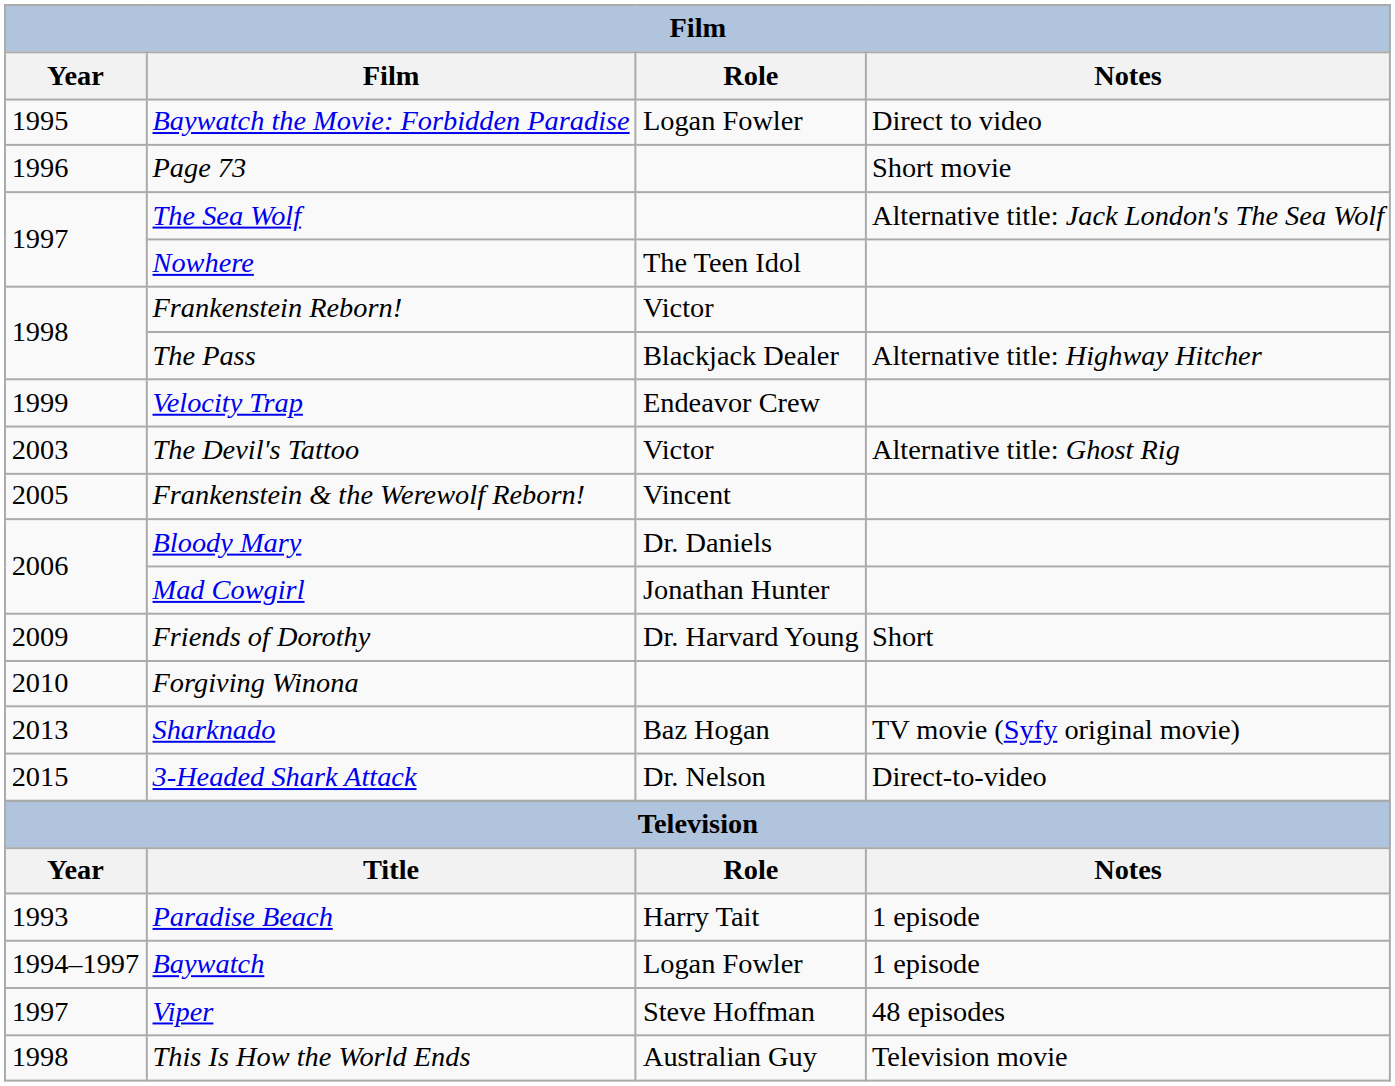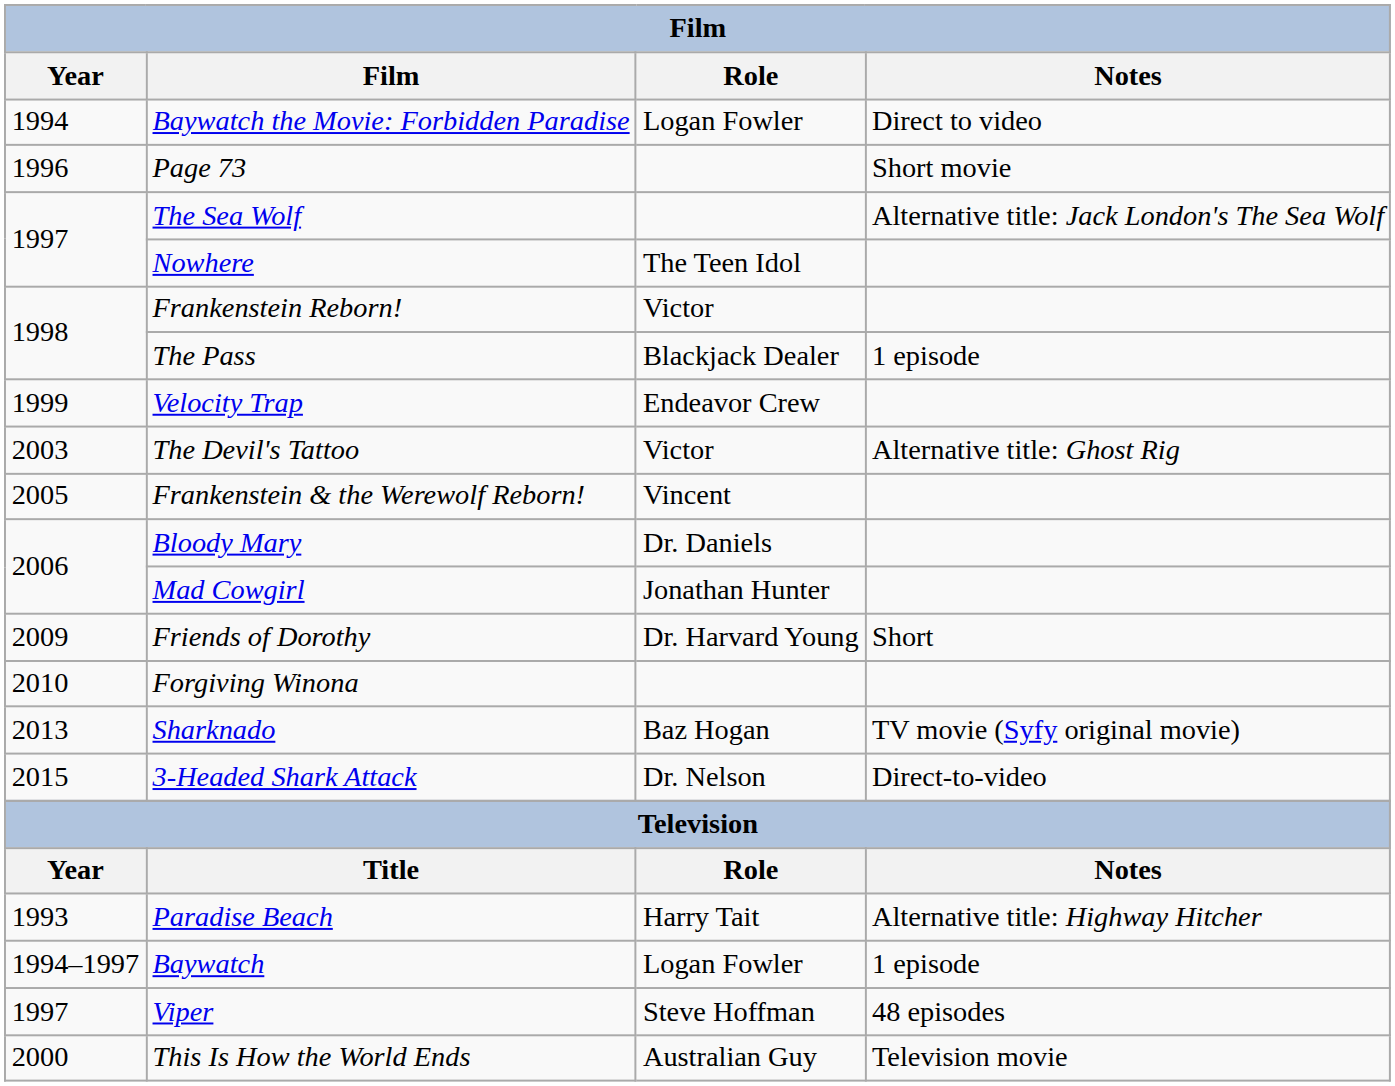(40, 121) 1995 -> (40, 121) 1994
(1067, 355) Alternative title: Highway Hitcher -> (926, 355) 1 episode
(926, 917) 1 episode -> (1067, 917) Alternative title: Highway Hitcher
(40, 1057) 1998 -> (40, 1057) 2000
